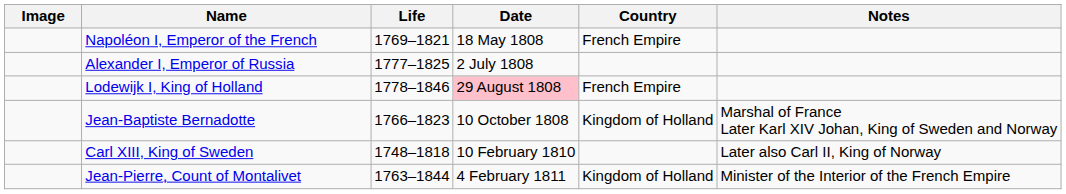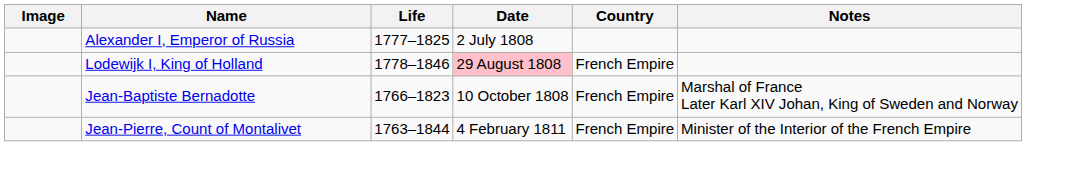- row: (201, 40)
(648, 120) Kingdom of Holland -> (625, 96) French Empire
- row: (169, 152)
(648, 176) Kingdom of Holland -> (625, 128) French Empire
